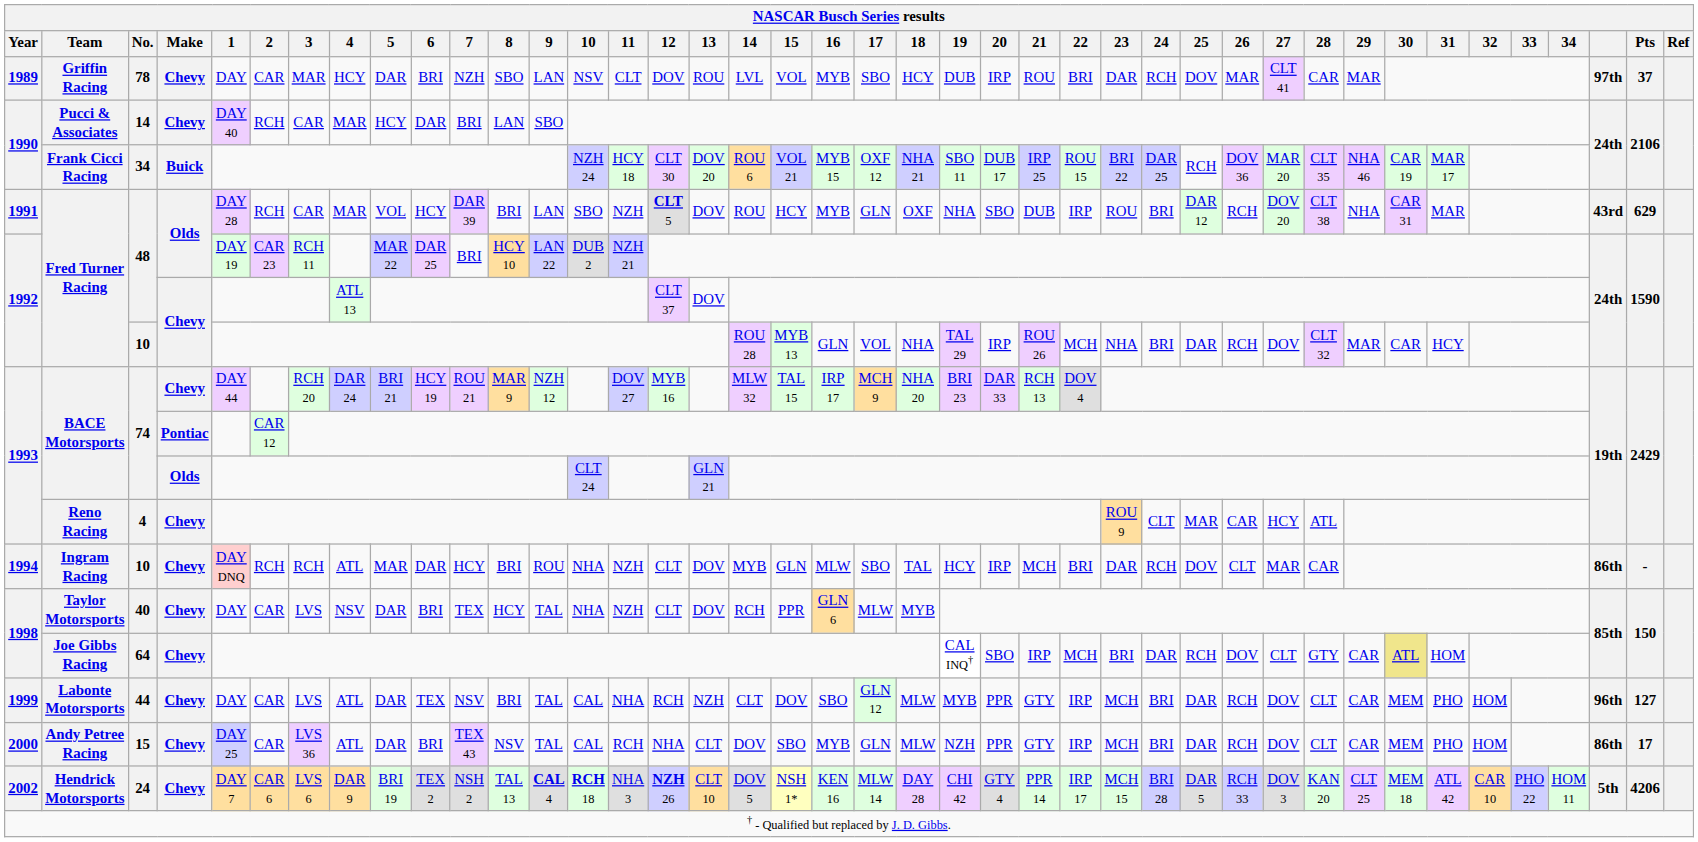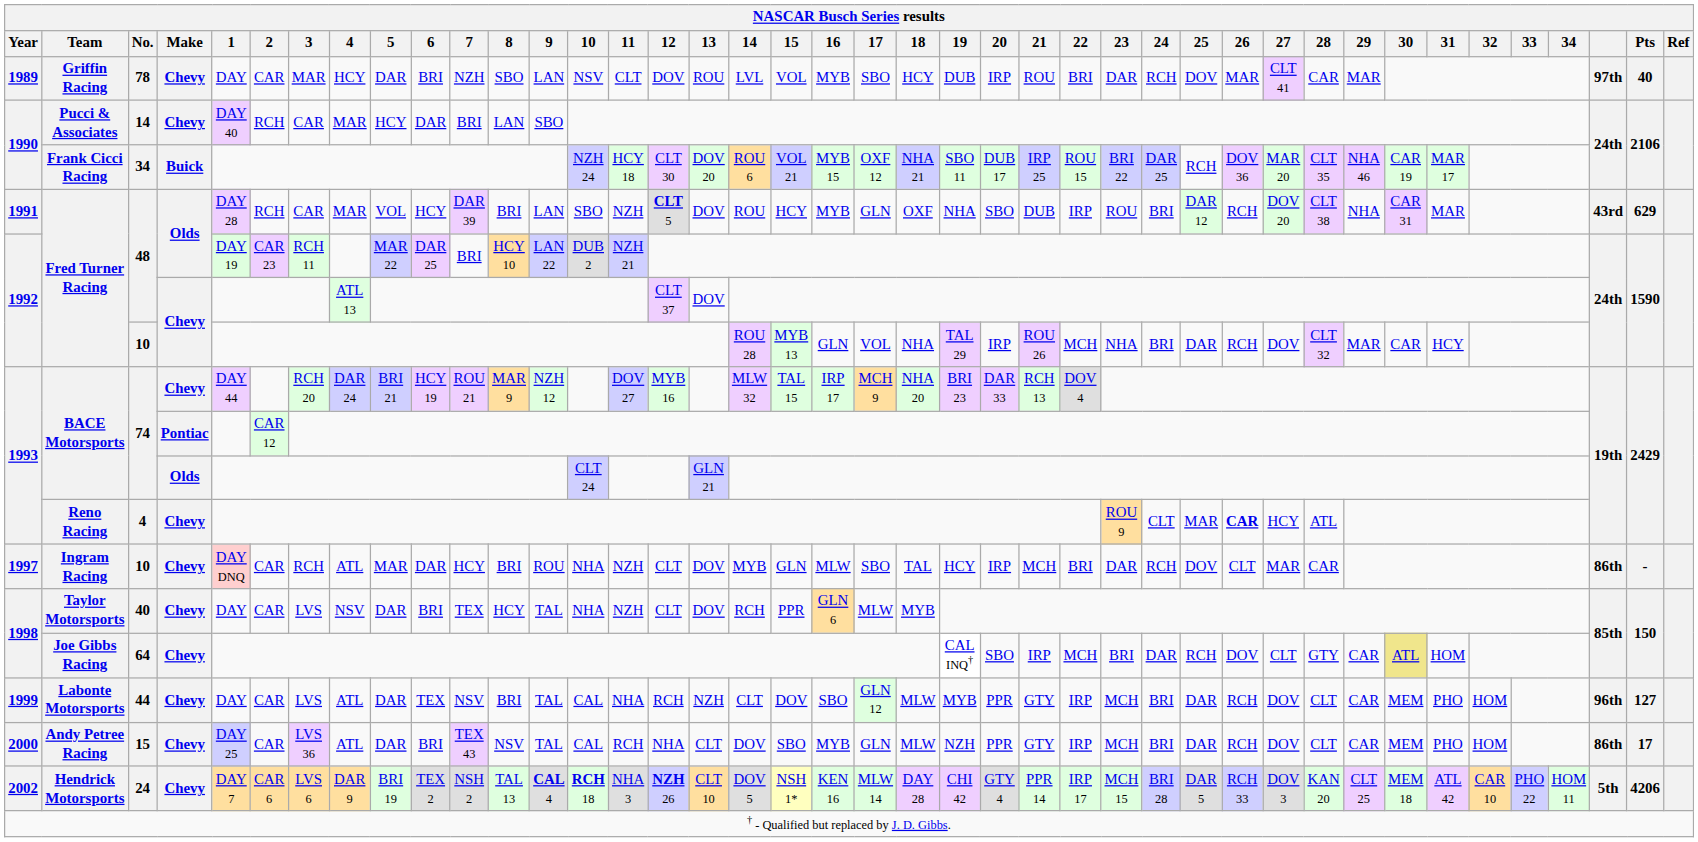(1645, 78) 37 -> (1645, 78) 40
(1242, 521) normal -> (1242, 521) bold
(23, 566) 1994 -> (23, 566) 1997
(269, 566) RCH -> (269, 566) CAR
